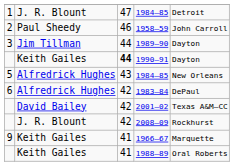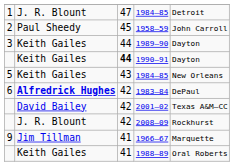(126, 28) 46 -> (126, 28) 45
(49, 44) Jim Tillman -> (52, 44) Keith Gailes
(66, 75) Alfredrick Hughes -> (52, 75) Keith Gailes
(66, 91) normal -> (66, 91) bold
(52, 138) Keith Gailes -> (49, 138) Jim Tillman
